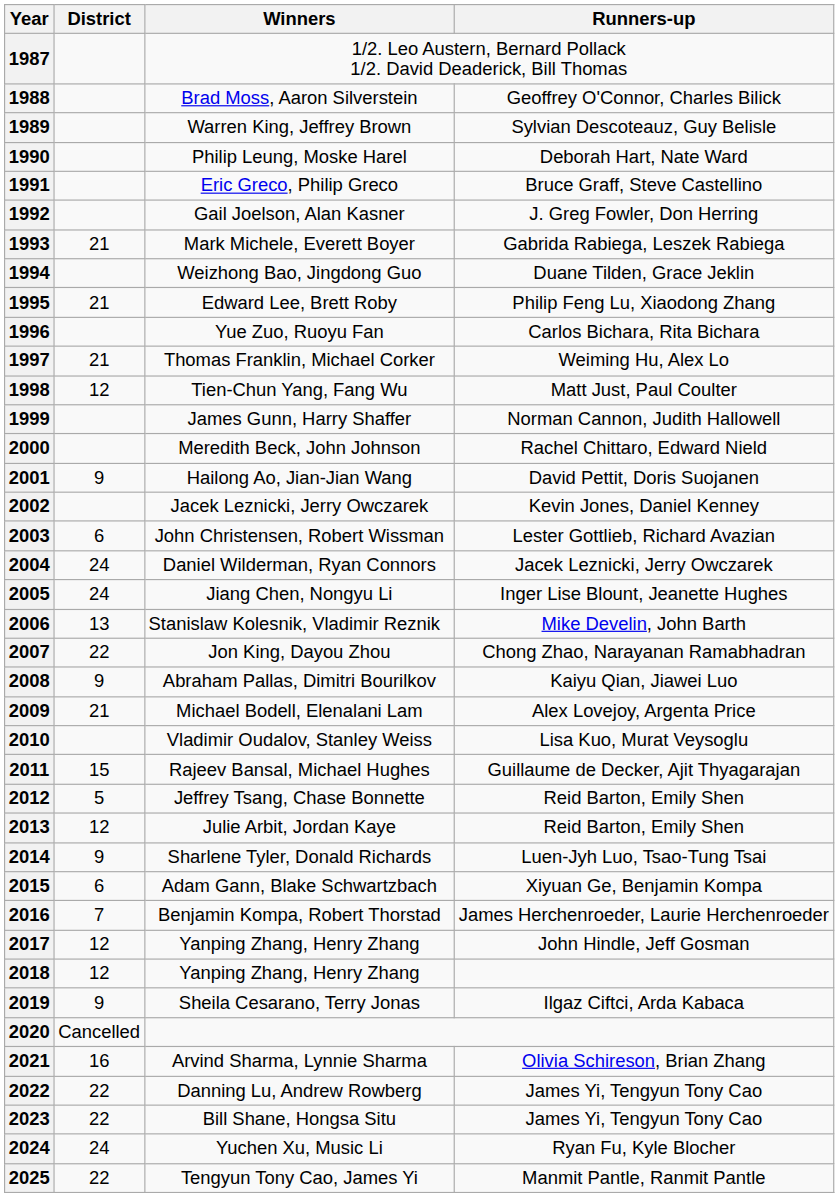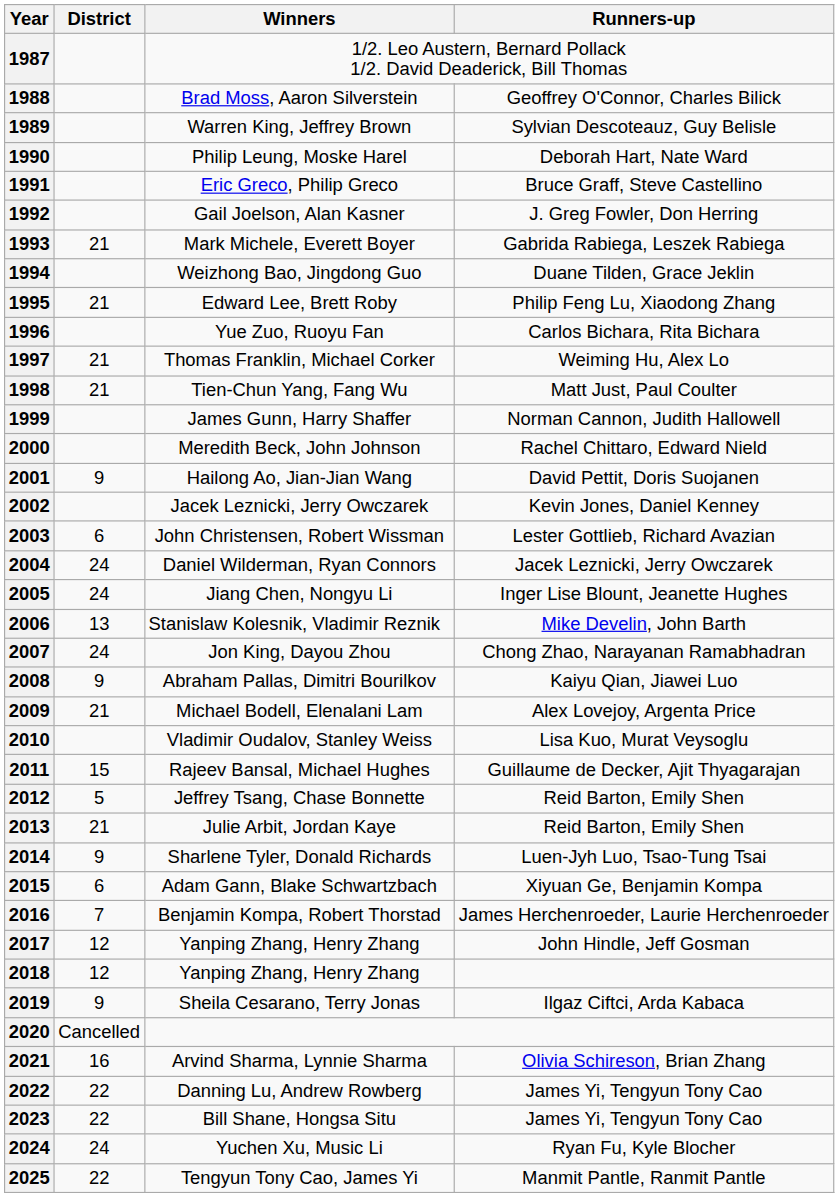(99, 389) 12 -> (99, 389) 21
(99, 652) 22 -> (99, 652) 24
(99, 827) 12 -> (99, 827) 21
